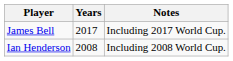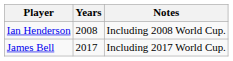rows swapped: (39, 47) <-> (31, 30)
